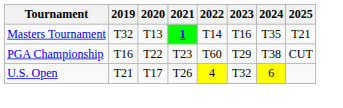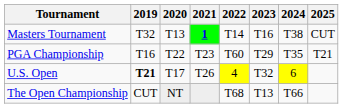(271, 34) T35 -> (293, 34) T38
(301, 34) T21 -> (323, 34) CUT
(271, 54) T38 -> (293, 54) T35
(301, 54) CUT -> (323, 54) T21
(123, 73) normal -> (145, 73) bold
+ row: (68, 93)
